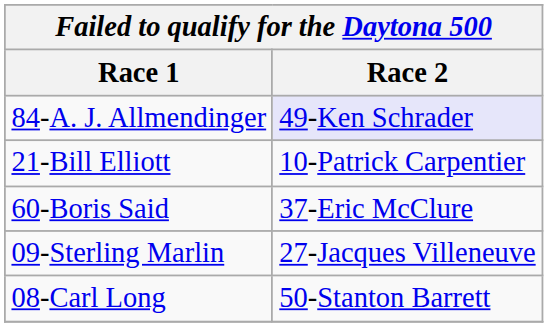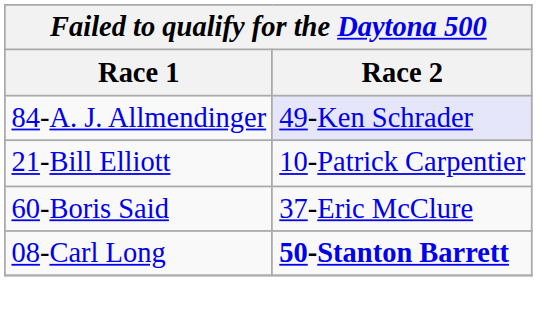- row: (118, 252)
(385, 298) normal -> (394, 252) bold
